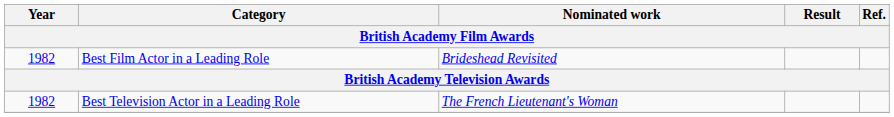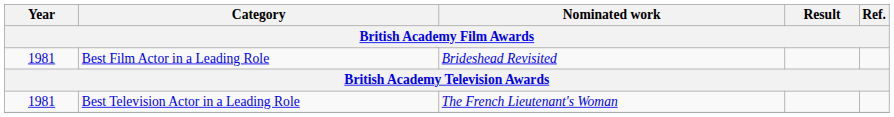(42, 58) 1982 -> (42, 58) 1981
(42, 101) 1982 -> (42, 101) 1981
